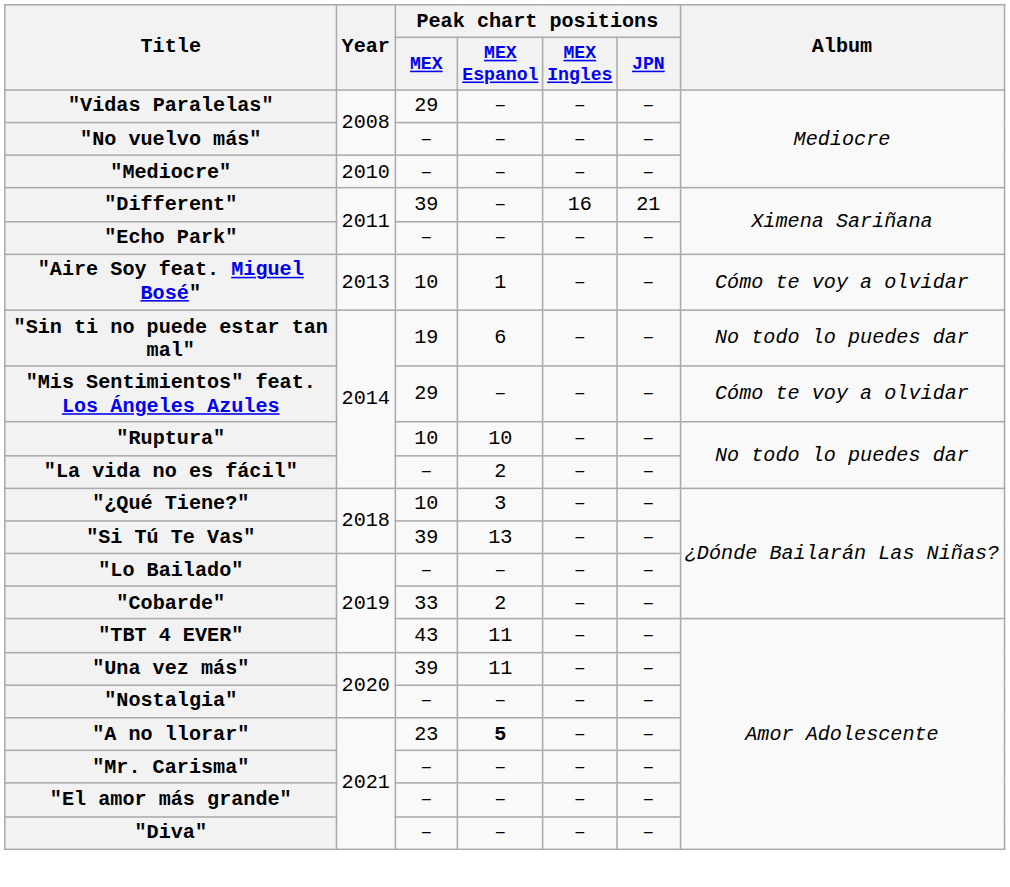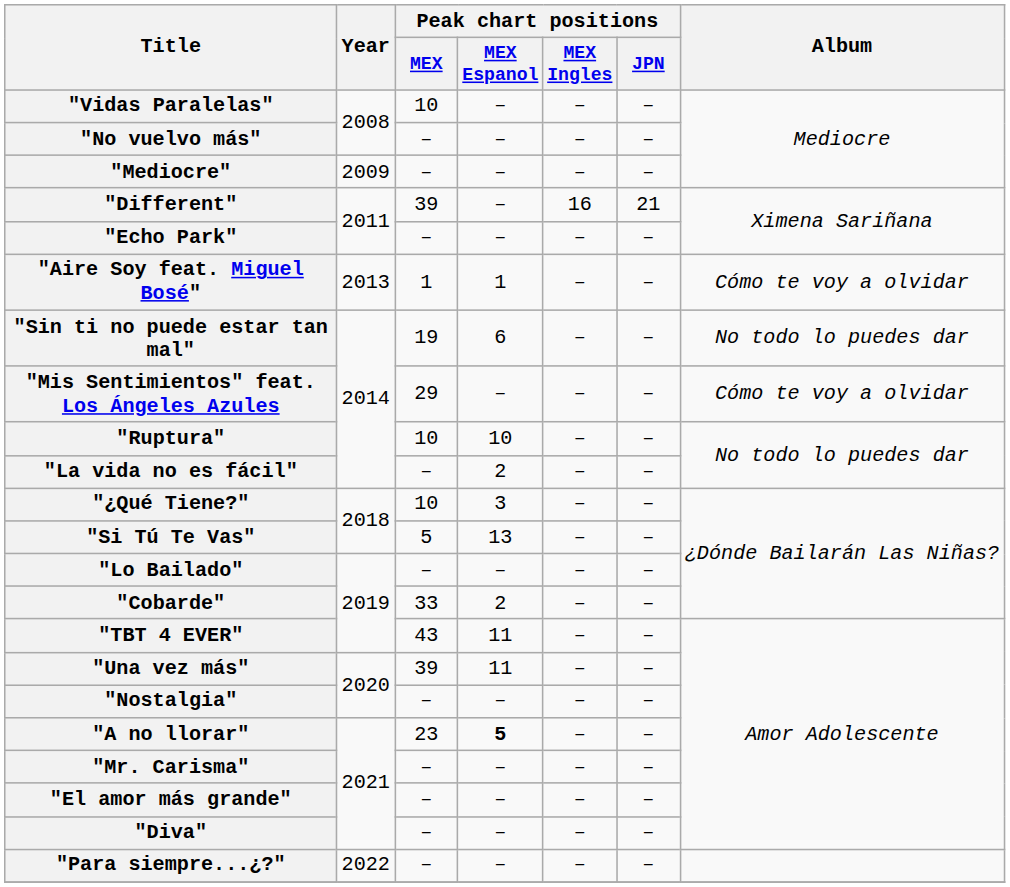(426, 106) 29 -> (426, 106) 10
(366, 172) 2010 -> (366, 172) 2009
(426, 282) 10 -> (426, 282) 1
(426, 537) 39 -> (426, 537) 5
+ row: (171, 866)
